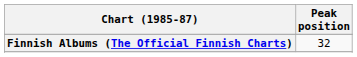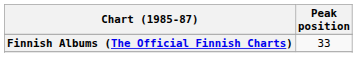(324, 43) 32 -> (324, 43) 33
